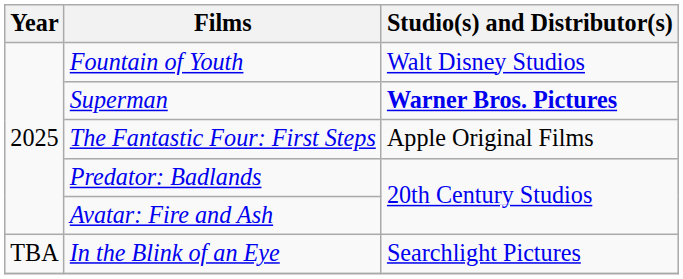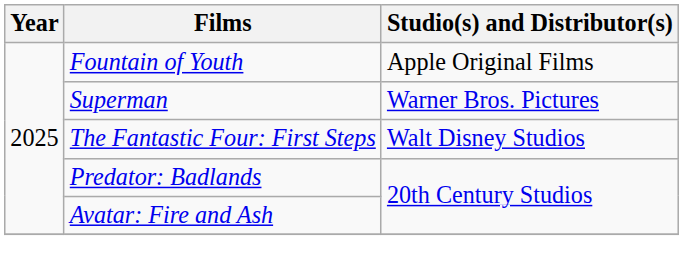(486, 61) Walt Disney Studios -> (490, 61) Apple Original Films
(502, 100) bold -> (493, 100) normal
(490, 138) Apple Original Films -> (486, 138) Walt Disney Studios
- row: (175, 253)
